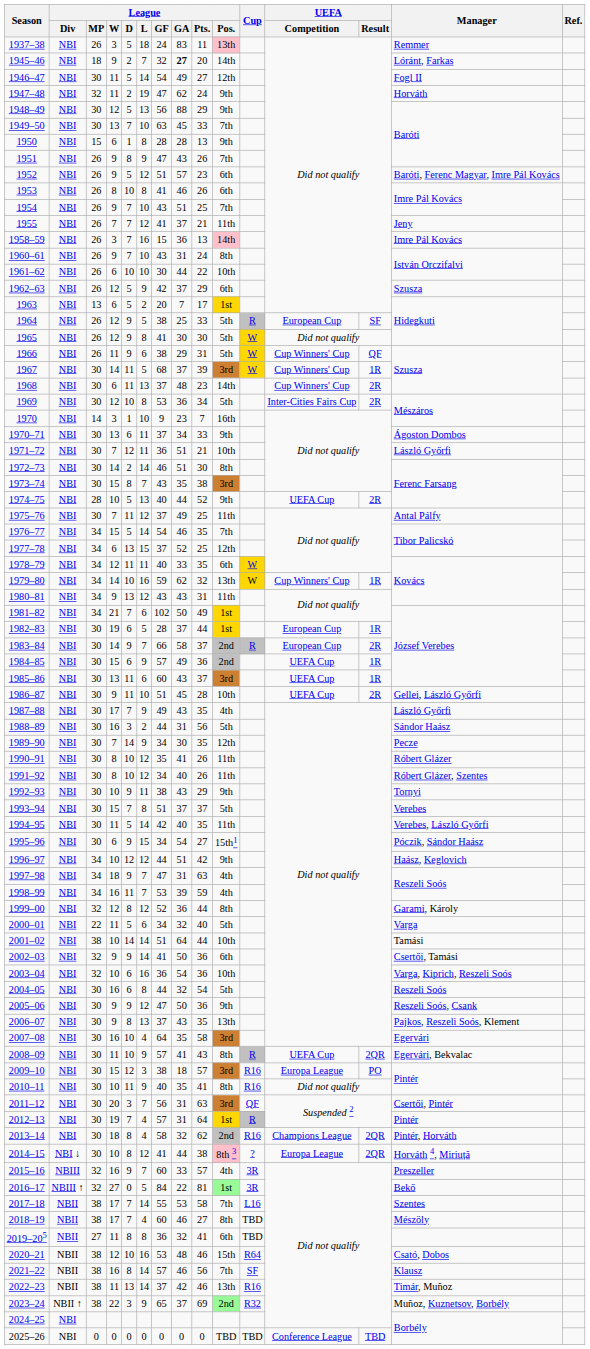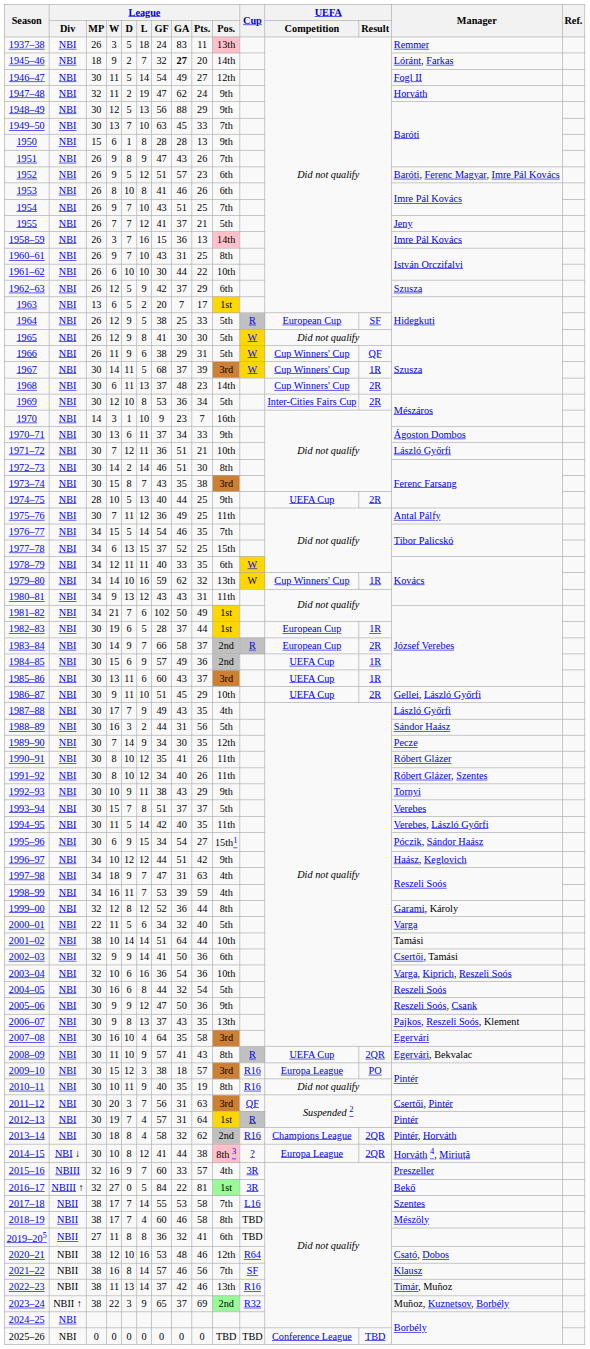(226, 223) 11th -> (226, 223) 5th
(202, 256) 24 -> (202, 256) 25
(202, 499) 52 -> (202, 499) 25
(162, 516) 37 -> (162, 516) 36
(226, 548) 12th -> (226, 548) 15th
(202, 694) 28 -> (202, 694) 29
(202, 1087) 41 -> (202, 1087) 19
(202, 1219) 27 -> (202, 1219) 58
(226, 1255) 15th -> (226, 1255) 12th
